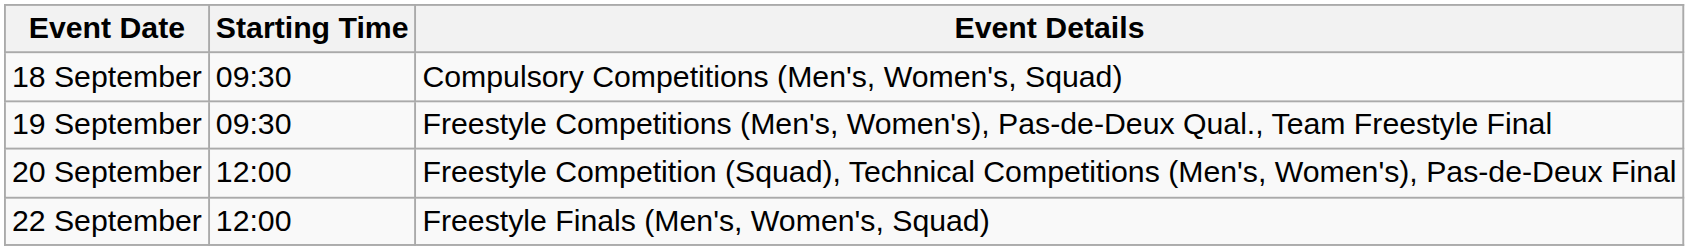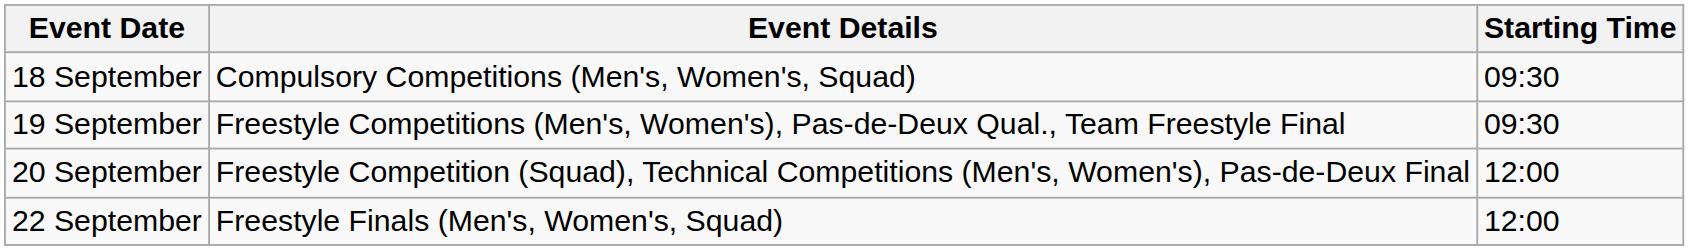columns swapped: (312, 28) <-> (1050, 28)
